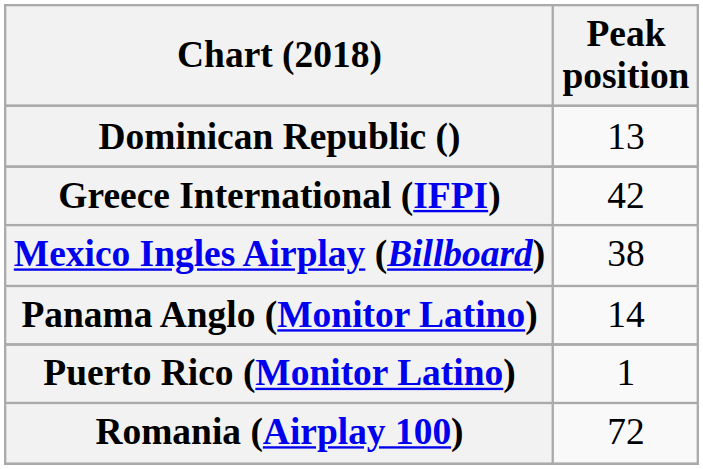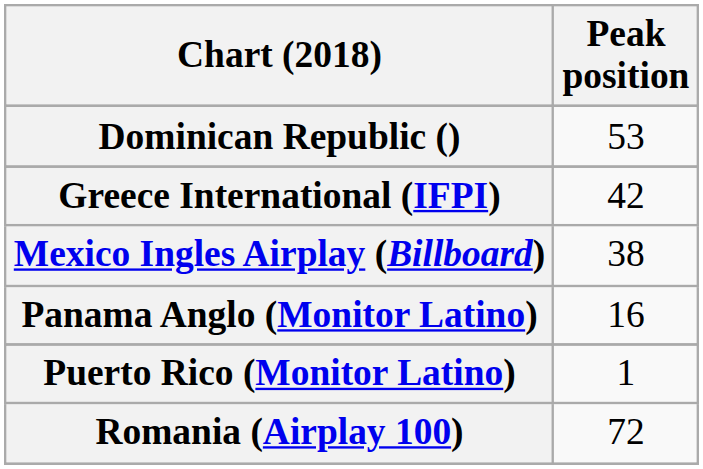(626, 135) 13 -> (626, 135) 53
(626, 313) 14 -> (626, 313) 16
